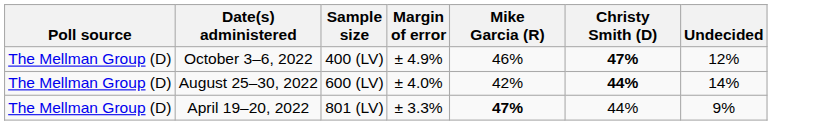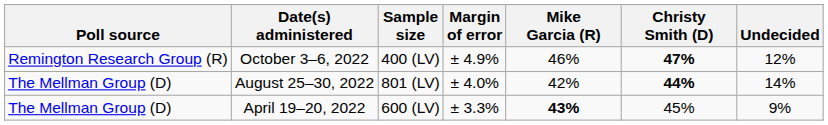(90, 59) The Mellman Group (D) -> (118, 59) Remington Research Group (R)
(354, 84) 600 (LV) -> (411, 84) 801 (LV)
(354, 108) 801 (LV) -> (411, 108) 600 (LV)
(507, 108) 47% -> (564, 108) 43%
(623, 108) 44% -> (679, 108) 45%
